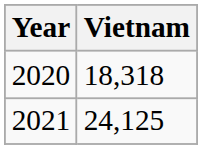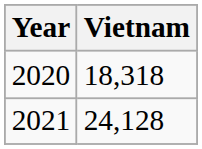(124, 120) 24,125 -> (124, 120) 24,128
